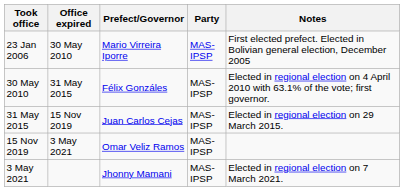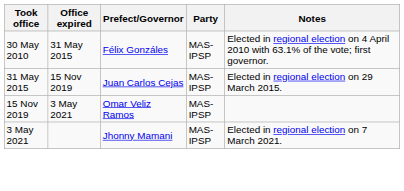- row: (21, 50)
